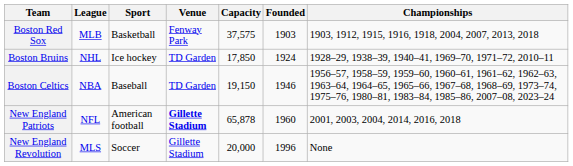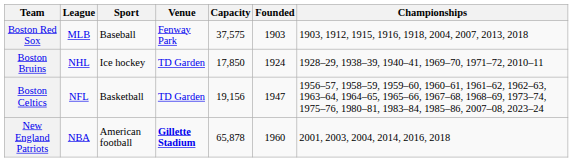(133, 35) Basketball -> (118, 35) Baseball
(90, 85) NBA -> (79, 97) NFL
(129, 85) Baseball -> (122, 97) Basketball
(241, 85) 19,150 -> (231, 97) 19,156
(285, 85) 1946 -> (275, 97) 1947
(90, 119) NFL -> (79, 137) NBA
- row: (38, 147)
